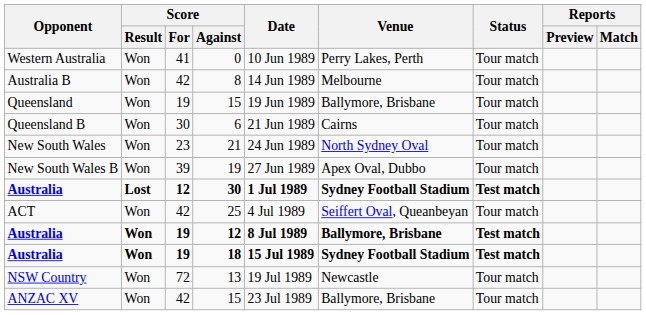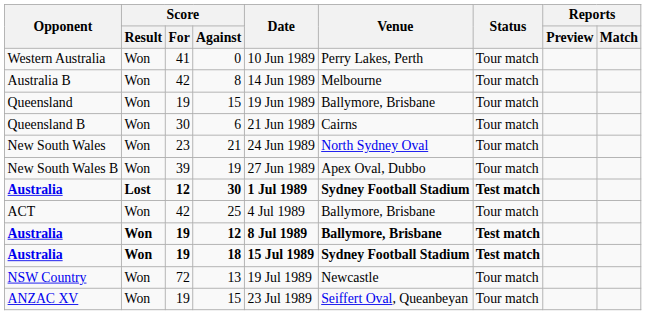(395, 211) Seiffert Oval, Queanbeyan -> (378, 211) Ballymore, Brisbane
(183, 299) 42 -> (183, 299) 19
(378, 299) Ballymore, Brisbane -> (395, 299) Seiffert Oval, Queanbeyan
